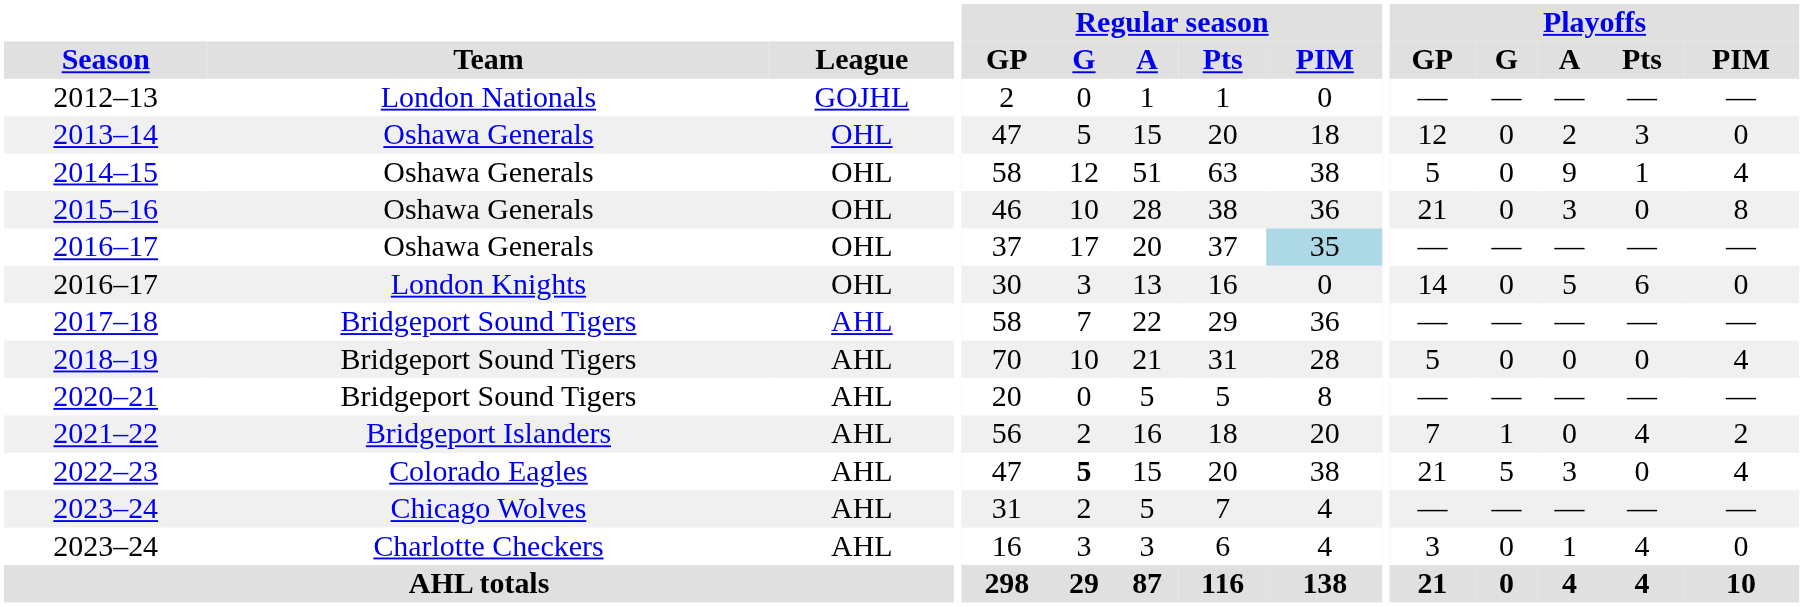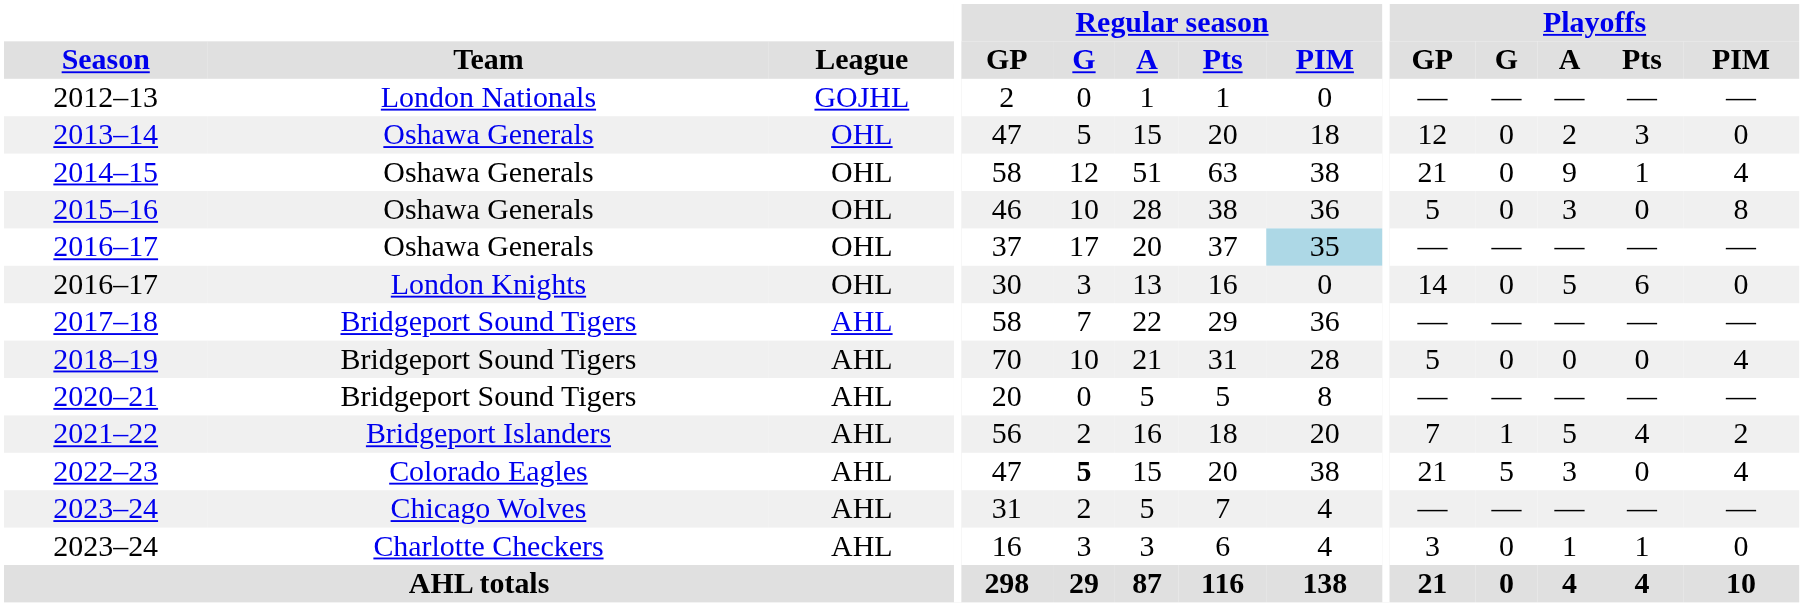(1432, 171) 5 -> (1432, 171) 21
(1432, 209) 21 -> (1432, 209) 5
(1570, 433) 0 -> (1570, 433) 5
(1642, 545) 4 -> (1642, 545) 1
